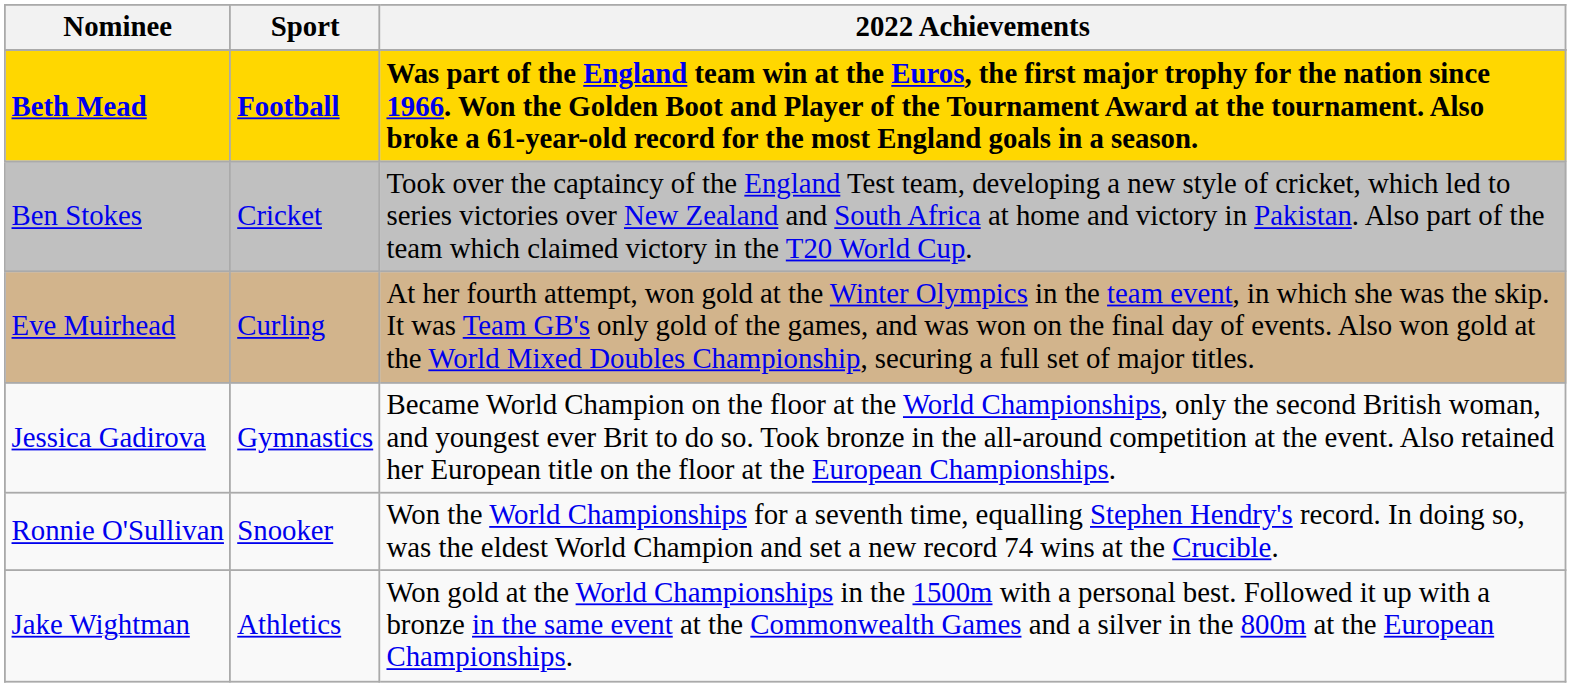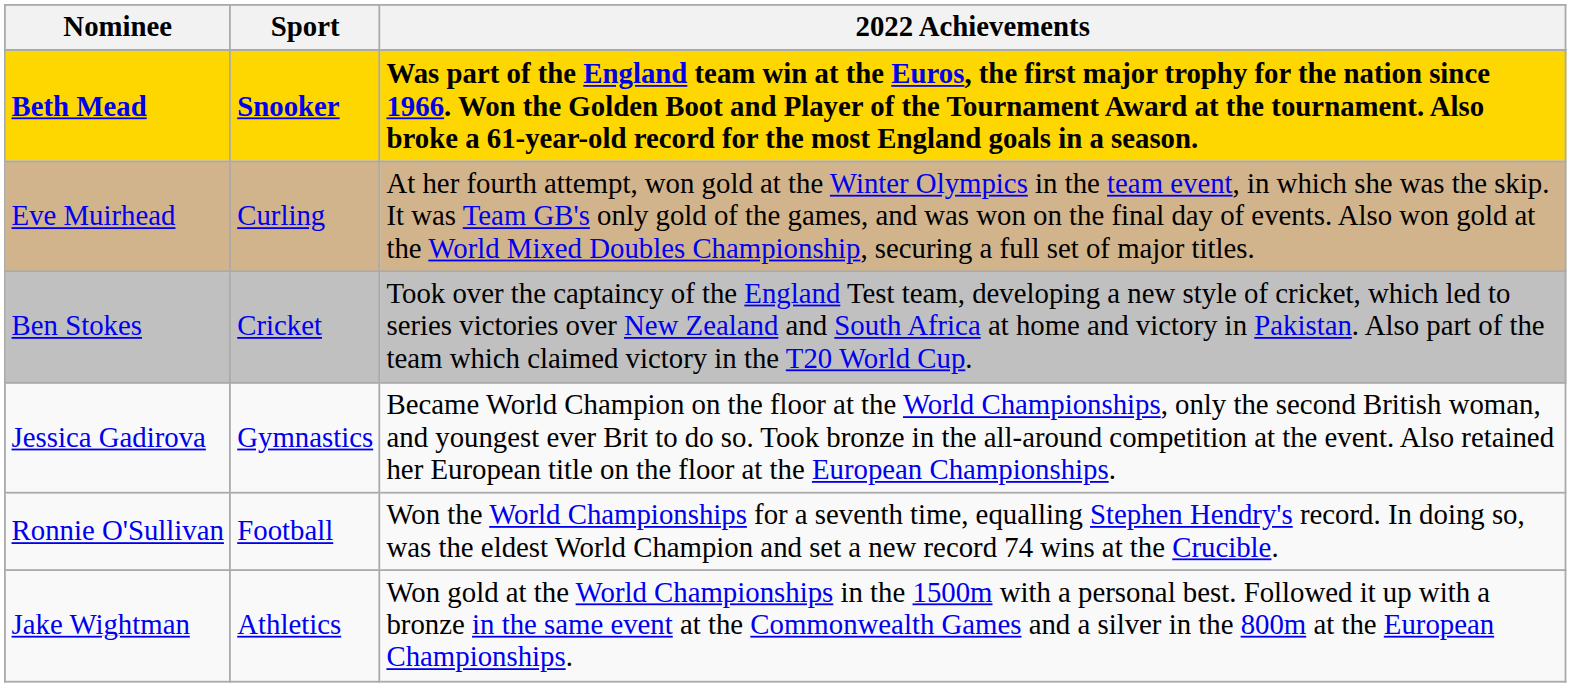(288, 105) Football -> (288, 105) Snooker
rows swapped: (77, 215) <-> (94, 326)
(285, 531) Snooker -> (285, 531) Football
